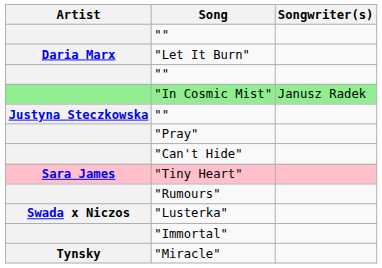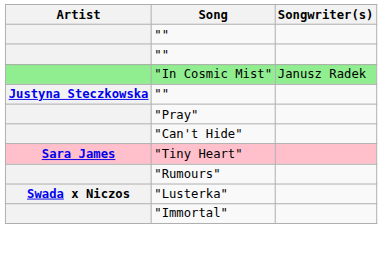- row: (79, 54)
- row: (79, 253)
